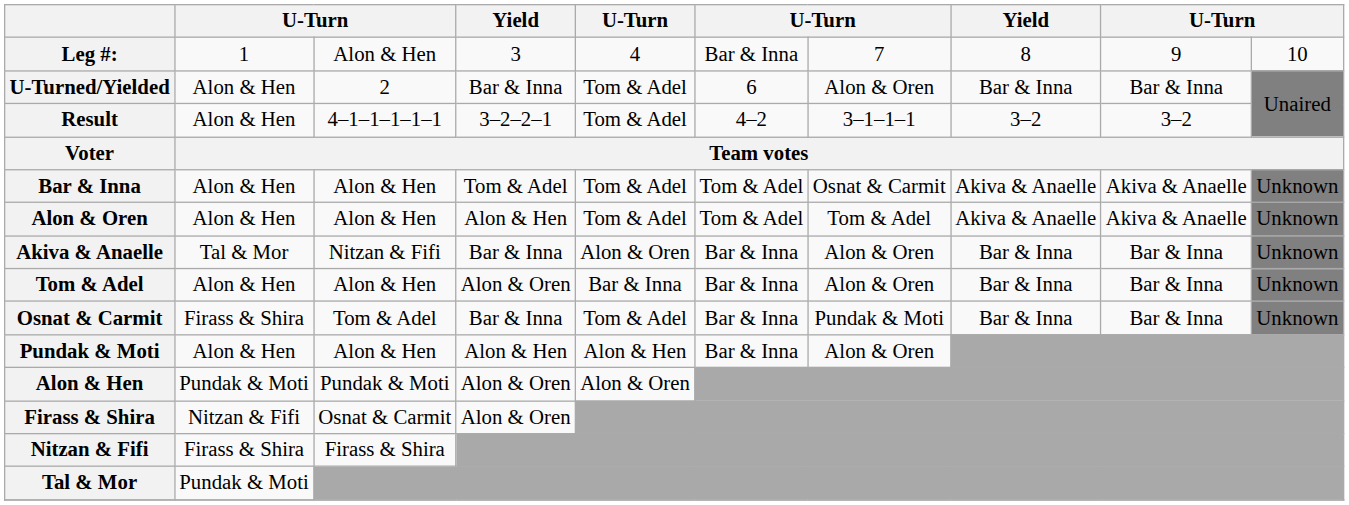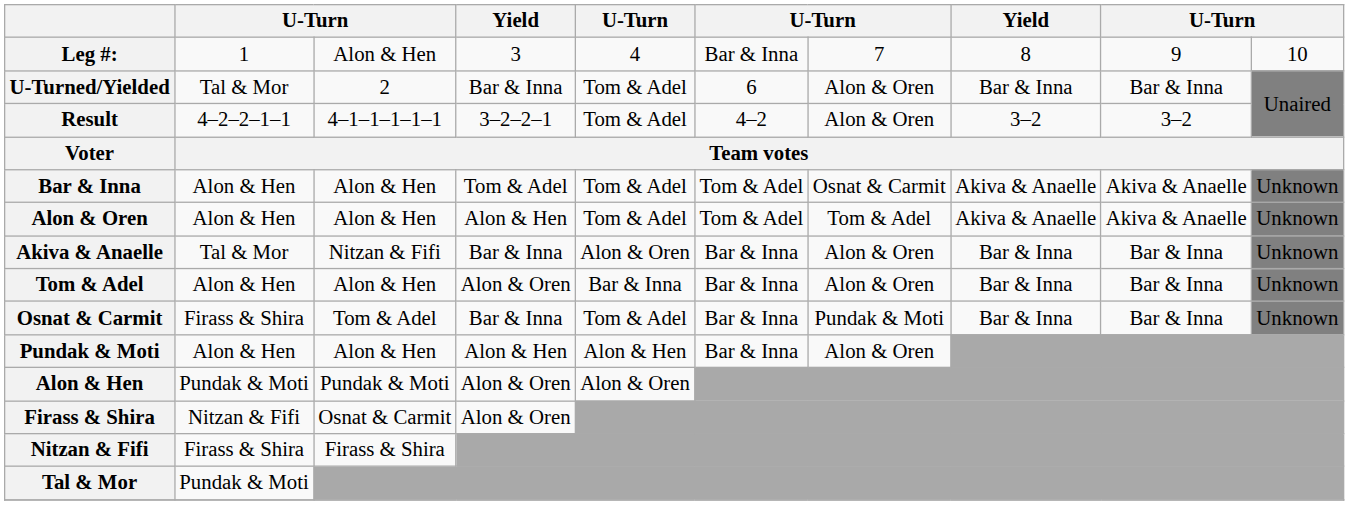(244, 86) Alon & Hen -> (244, 86) Tal & Mor
(244, 119) Alon & Hen -> (244, 119) 4–2–2–1–1
(879, 119) 3–1–1–1 -> (879, 119) Alon & Oren
